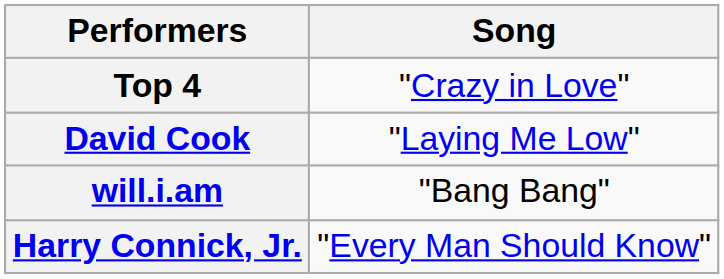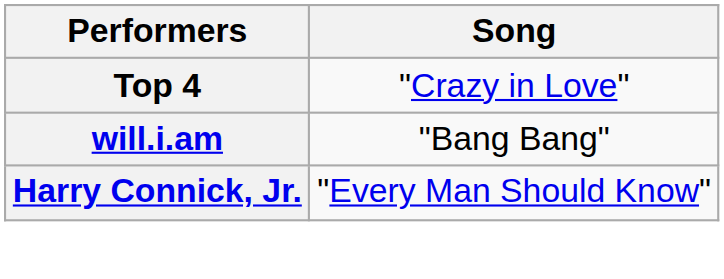- row: (157, 138)
